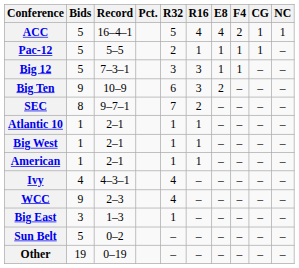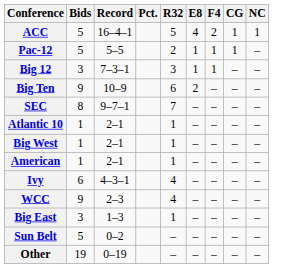- column: (199, 13)
(80, 69) 5 -> (80, 69) 3
(80, 180) 4 -> (80, 180) 6
